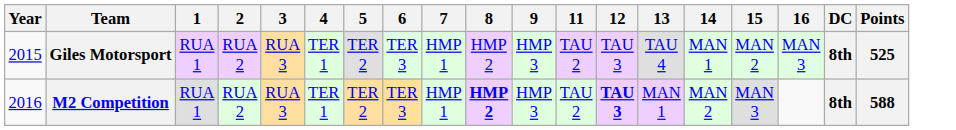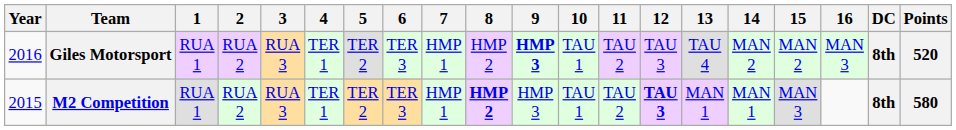+ column: (579, 17)
(25, 54) 2015 -> (25, 54) 2016
(534, 54) normal -> (535, 54) bold
(708, 54) MAN 1 -> (751, 54) MAN 2
(882, 54) 525 -> (926, 54) 520
(25, 101) 2016 -> (25, 101) 2015
(708, 101) MAN 2 -> (751, 101) MAN 1
(882, 101) 588 -> (926, 101) 580
